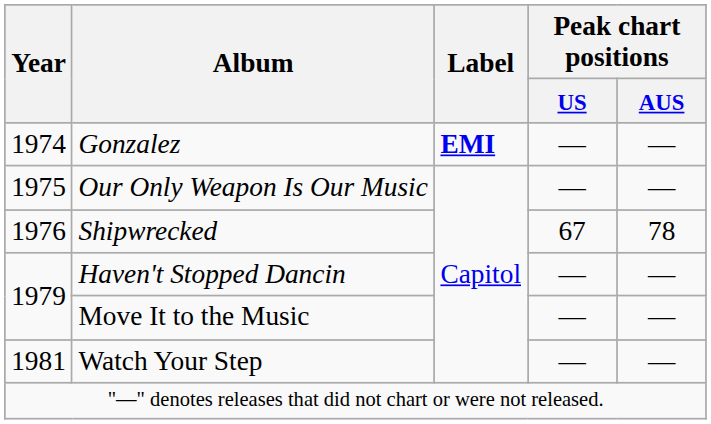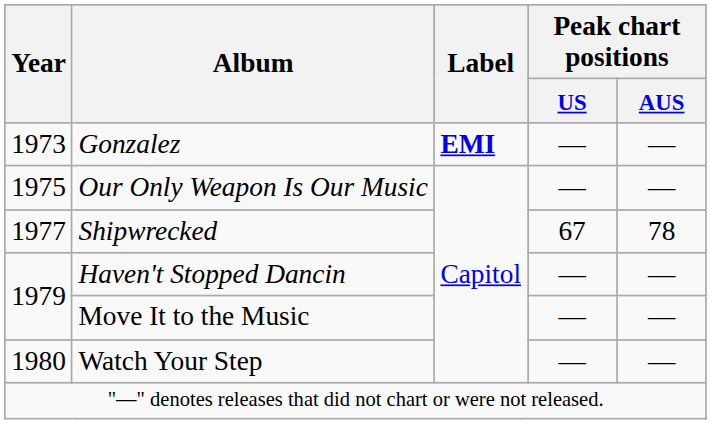(39, 143) 1974 -> (39, 143) 1973
(39, 230) 1976 -> (39, 230) 1977
(39, 360) 1981 -> (39, 360) 1980
